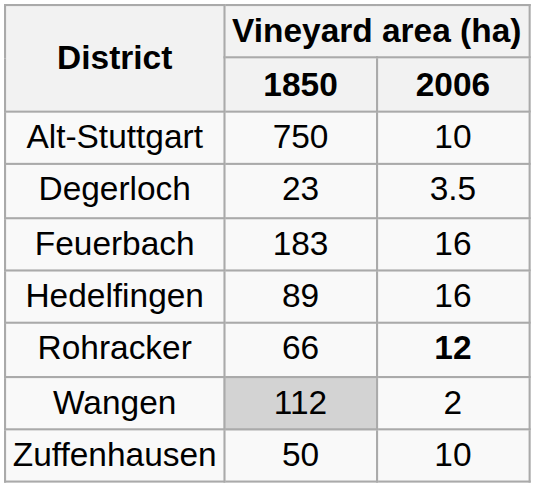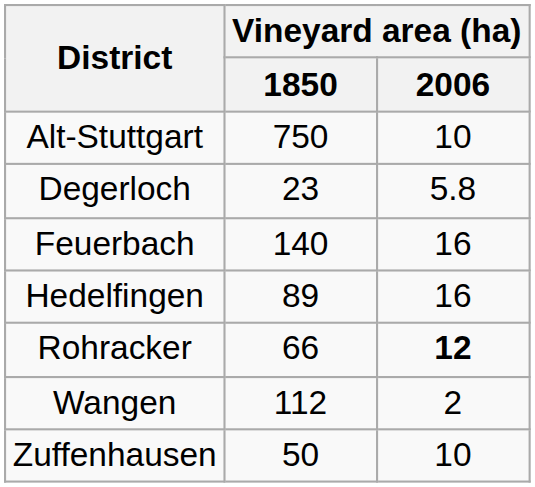(453, 190) 3.5 -> (453, 190) 5.8
(301, 243) 183 -> (301, 243) 140
(301, 402) lightgrey background -> (301, 402) no background
